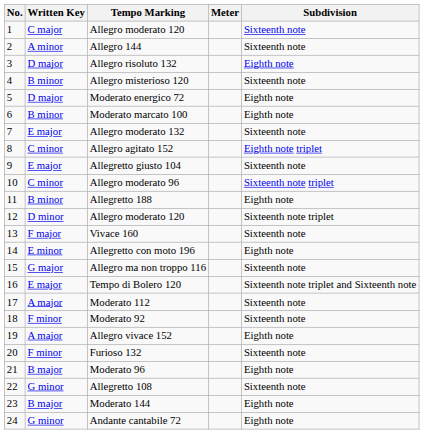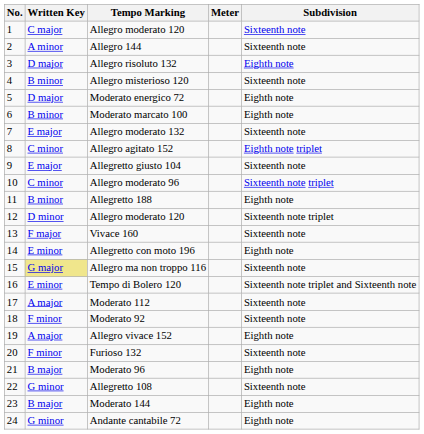(45, 268) no background -> (45, 268) khaki background
(45, 285) E major -> (45, 285) E minor
